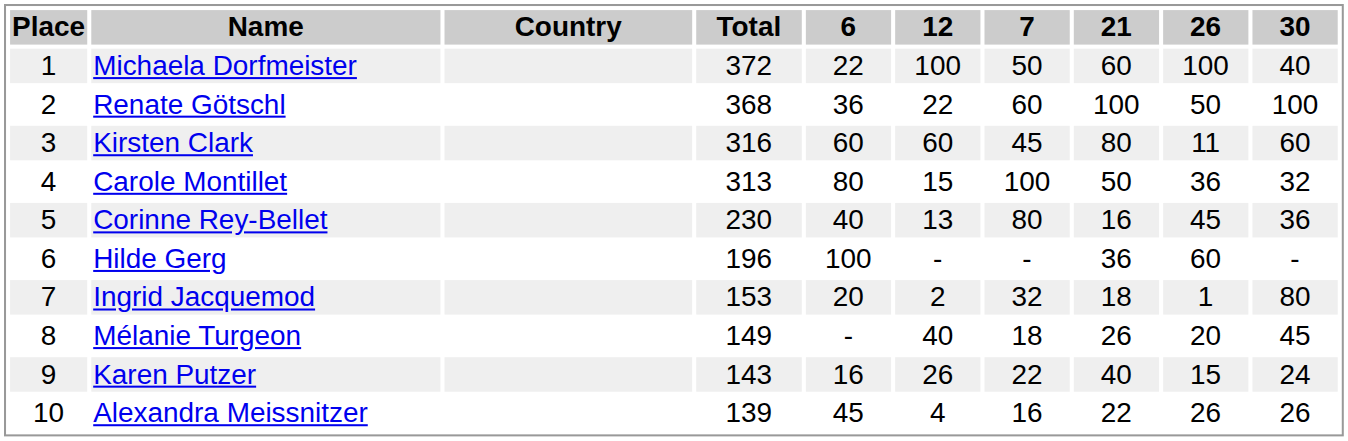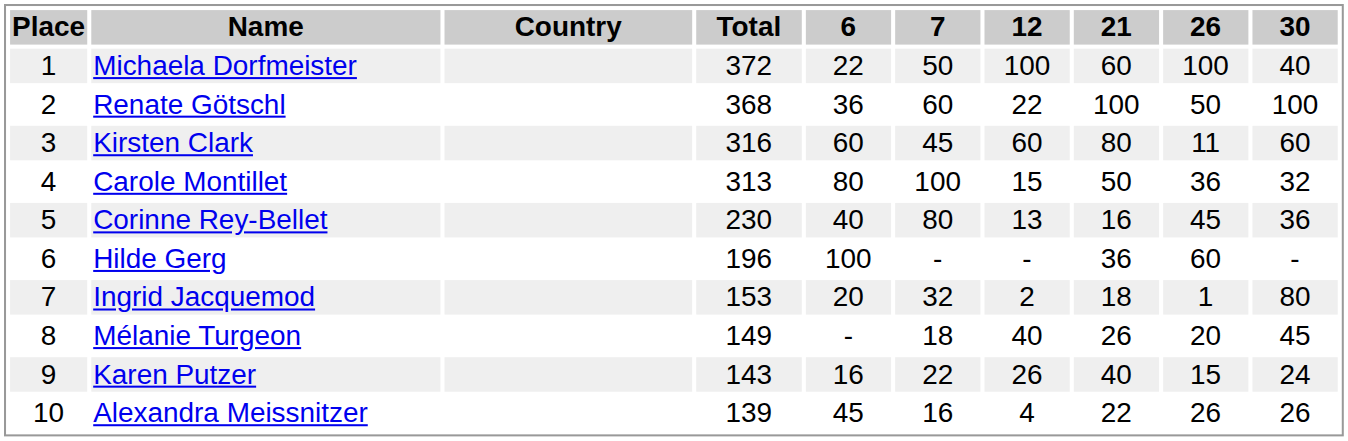columns swapped: (1027, 27) <-> (938, 27)
